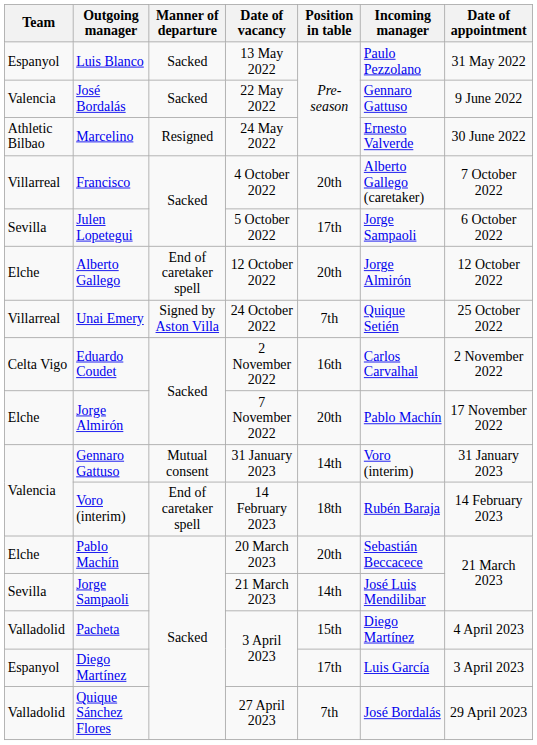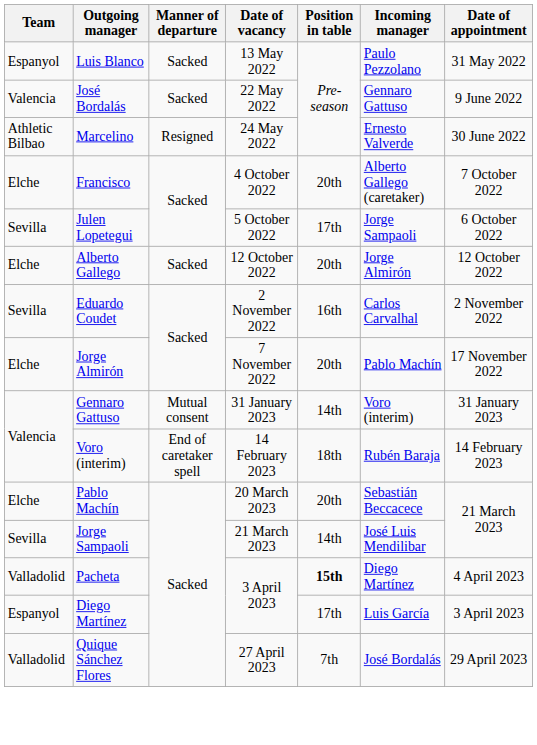(34, 182) Villarreal -> (23, 182) Elche
(187, 273) End of caretaker spell -> (187, 265) Sacked
- row: (110, 318)
(37, 364) Celta Vigo -> (27, 311) Sevilla
(329, 629) normal -> (329, 576) bold
